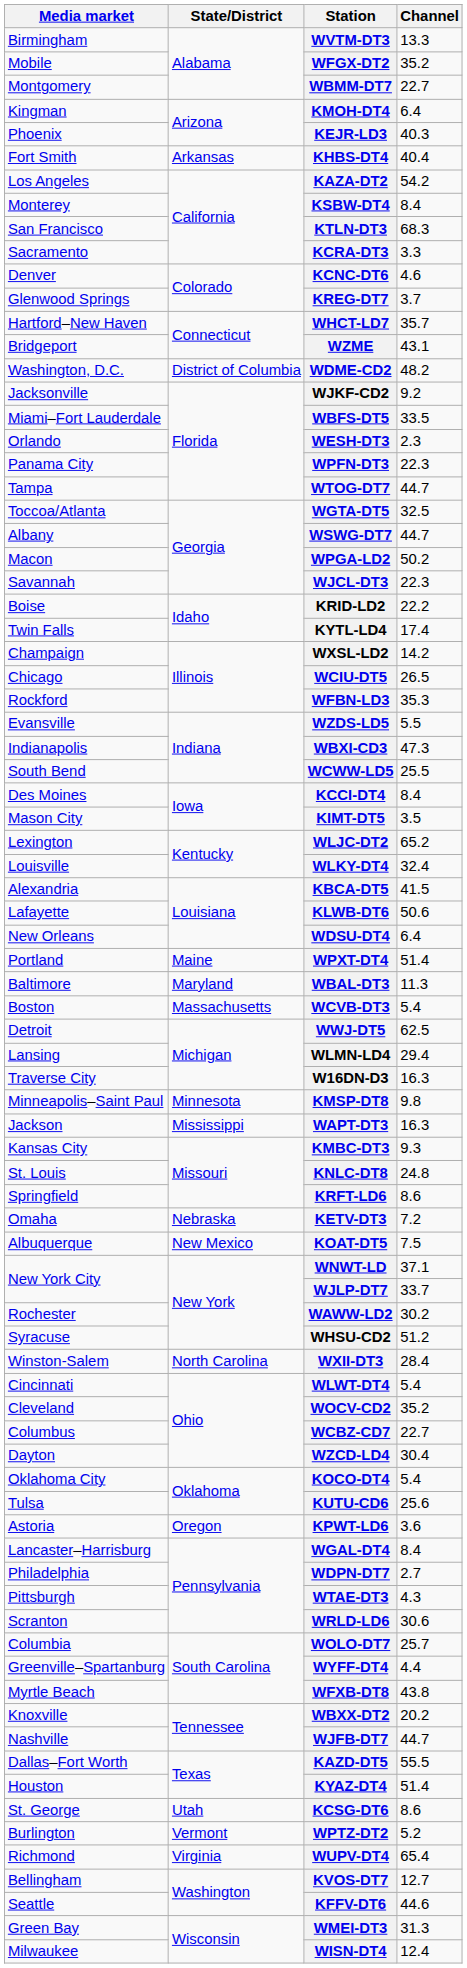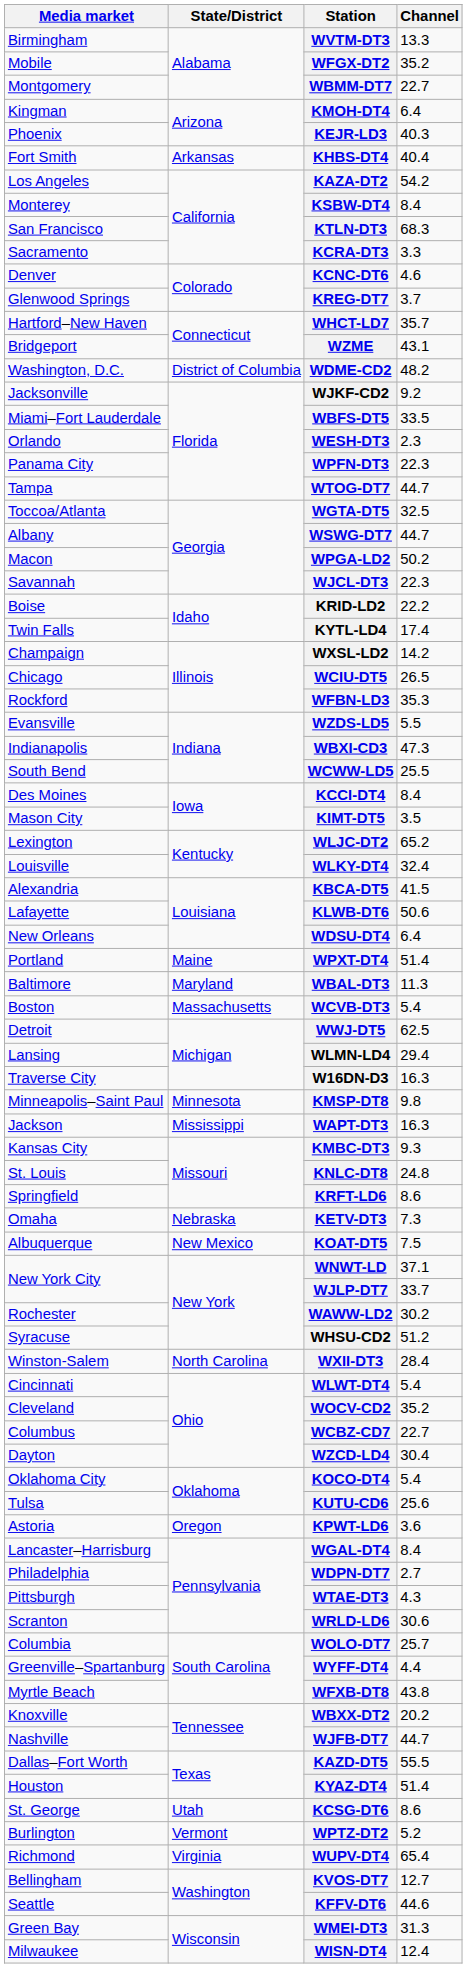(411, 1219) 7.2 -> (411, 1219) 7.3
